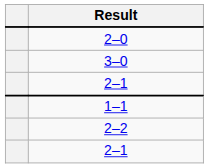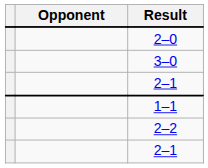+ column: (71, 15)
